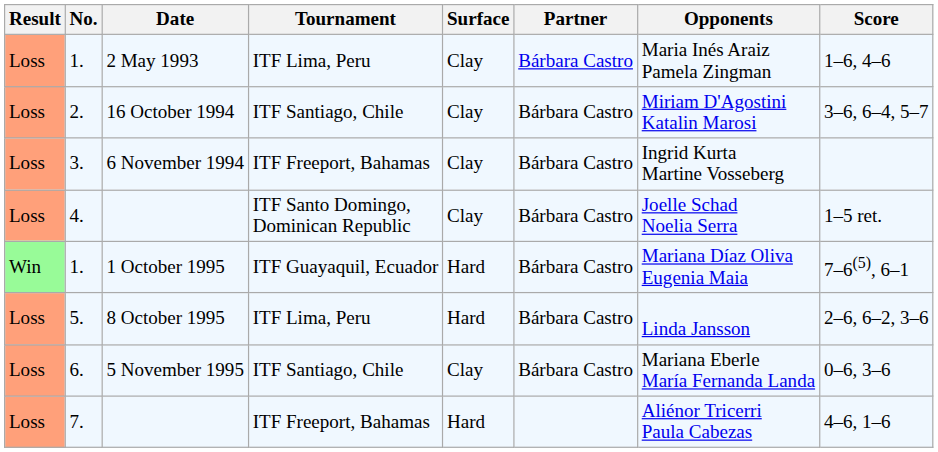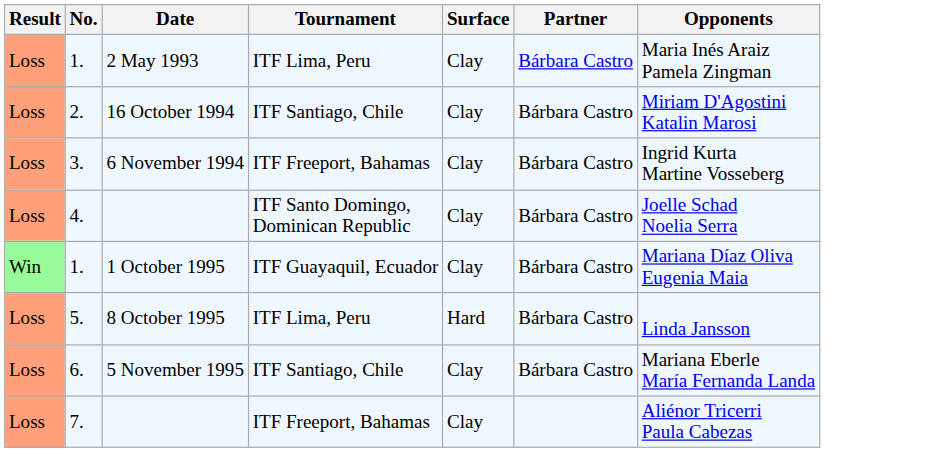- column: (876, 19)
(466, 266) Hard -> (465, 266) Clay
(466, 421) Hard -> (465, 421) Clay
